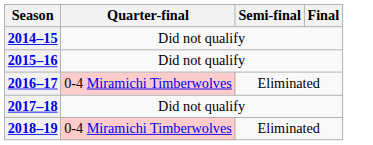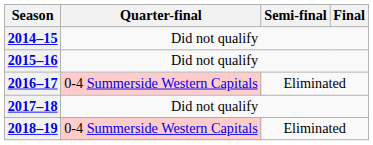(148, 83) 0-4 Miramichi Timberwolves -> (161, 83) 0-4 Summerside Western Capitals
(148, 128) 0-4 Miramichi Timberwolves -> (161, 128) 0-4 Summerside Western Capitals
